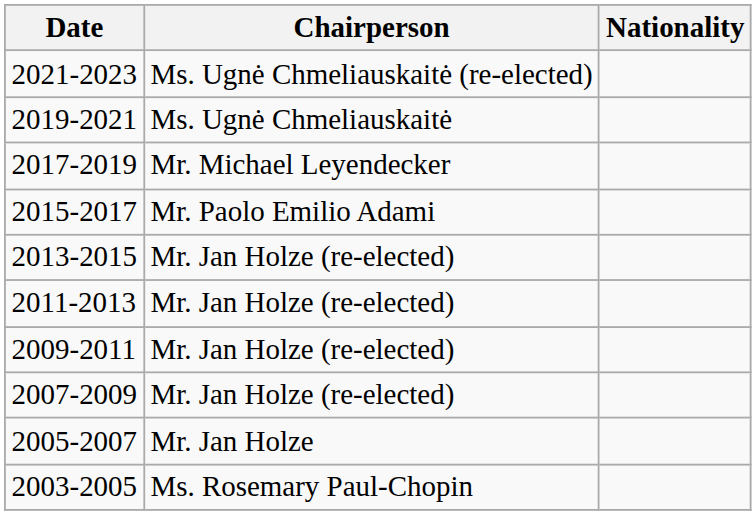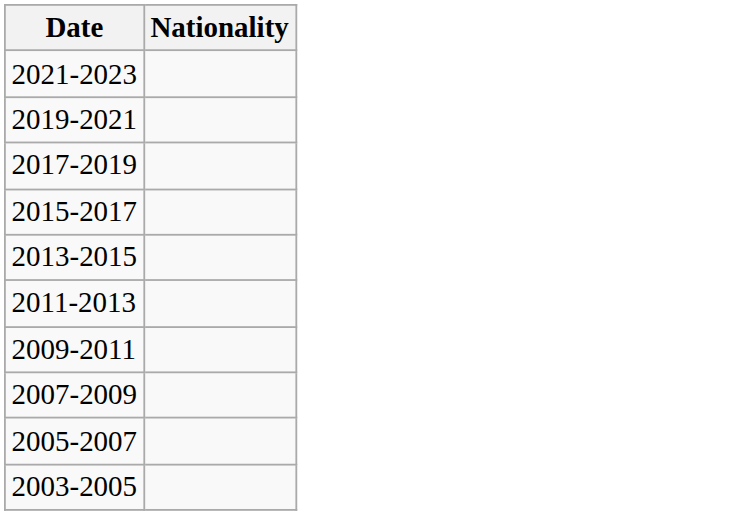- column: (372, 27)
